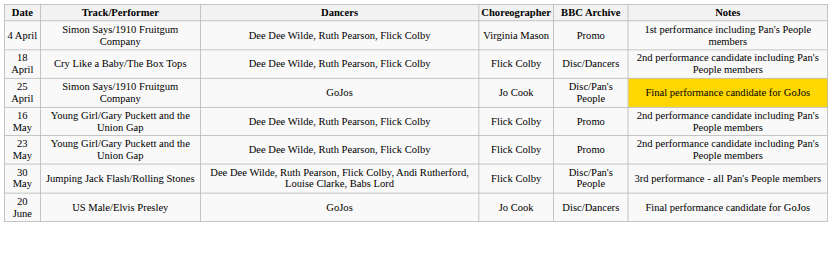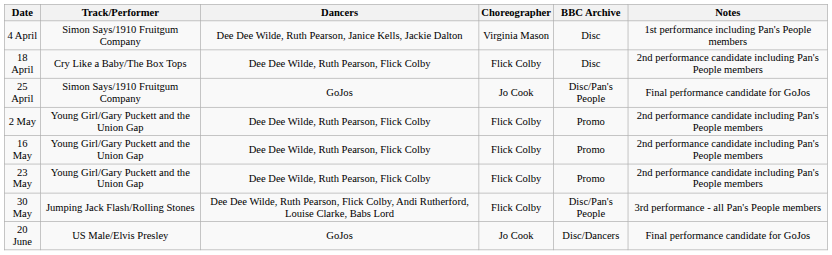(340, 35) Dee Dee Wilde, Ruth Pearson, Flick Colby -> (340, 35) Dee Dee Wilde, Ruth Pearson, Janice Kells, Jackie Dalton
(591, 35) Promo -> (591, 35) Disc
(591, 64) Disc/Dancers -> (591, 64) Disc
(728, 92) gold background -> (728, 92) no background
+ row: (22, 121)
